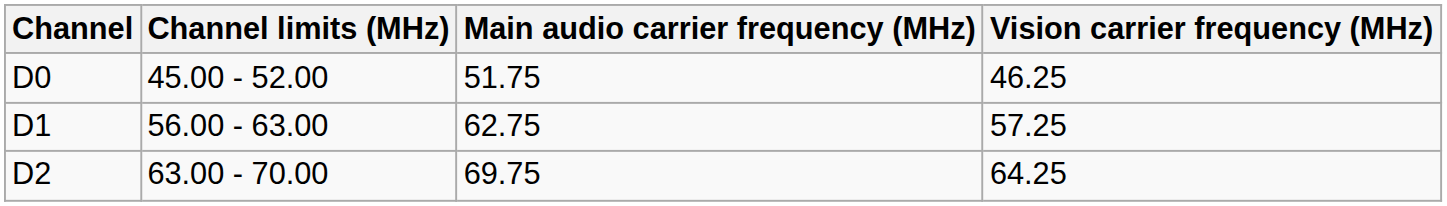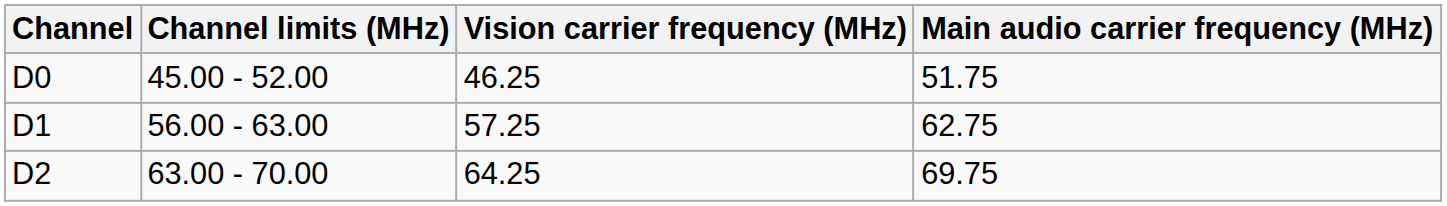columns swapped: (1212, 28) <-> (720, 28)
